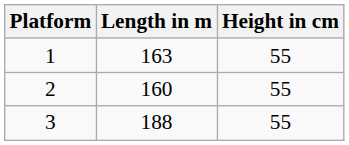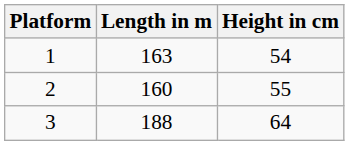(280, 55) 55 -> (280, 55) 54
(280, 122) 55 -> (280, 122) 64
